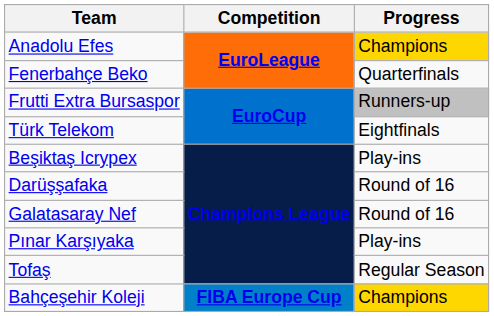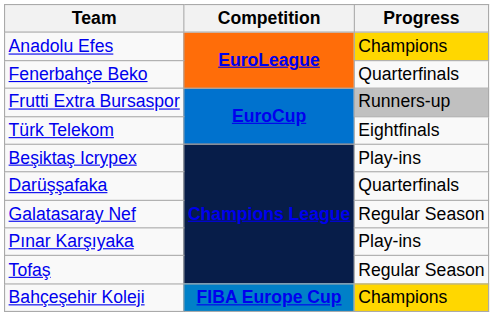(406, 185) Round of 16 -> (409, 185) Quarterfinals
(406, 213) Round of 16 -> (421, 213) Regular Season
